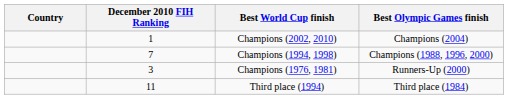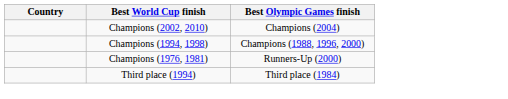- column: (151, 17)
